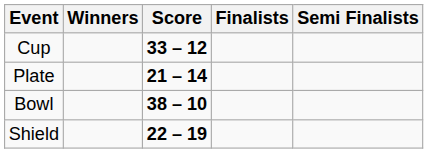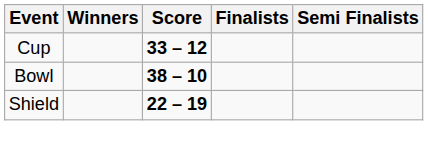- row: (34, 76)
